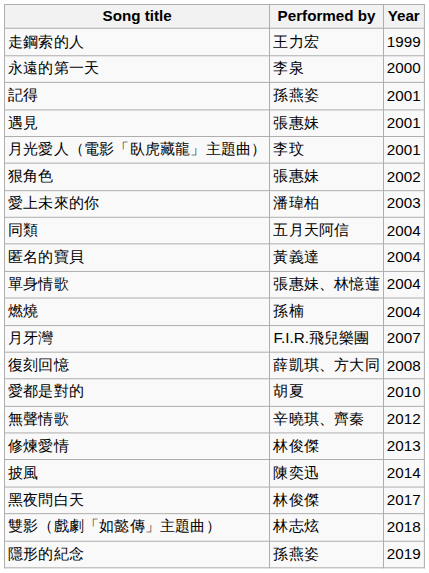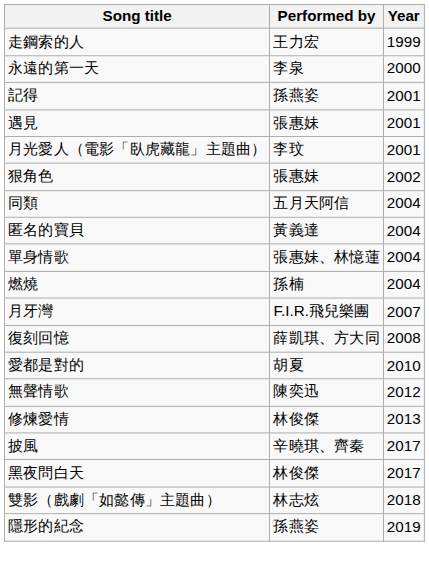- row: (54, 203)
(319, 418) 辛曉琪、齊秦 -> (296, 392) 陳奕迅
(296, 472) 陳奕迅 -> (319, 445) 辛曉琪、齊秦
(404, 473) 2014 -> (404, 446) 2017
